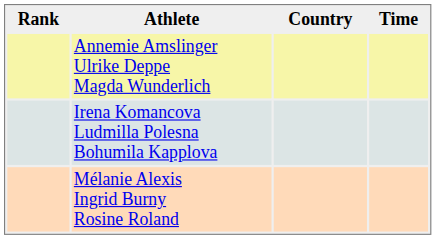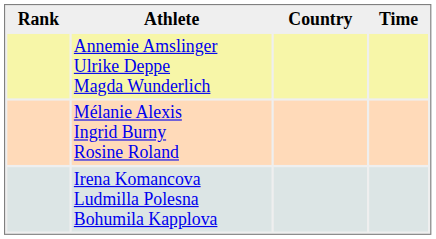rows swapped: (146, 132) <-> (128, 199)
